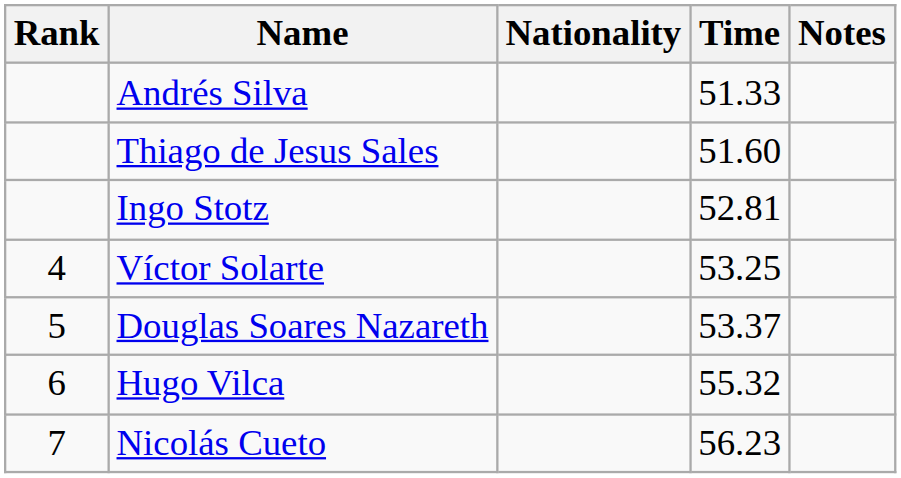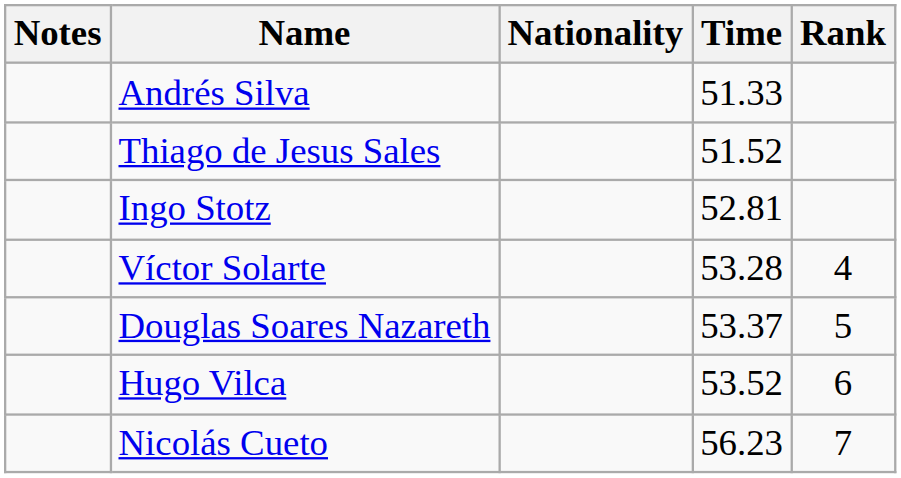columns swapped: (57, 33) <-> (842, 33)
(740, 150) 51.60 -> (742, 150) 51.52
(740, 267) 53.25 -> (742, 267) 53.28
(740, 383) 55.32 -> (742, 383) 53.52
